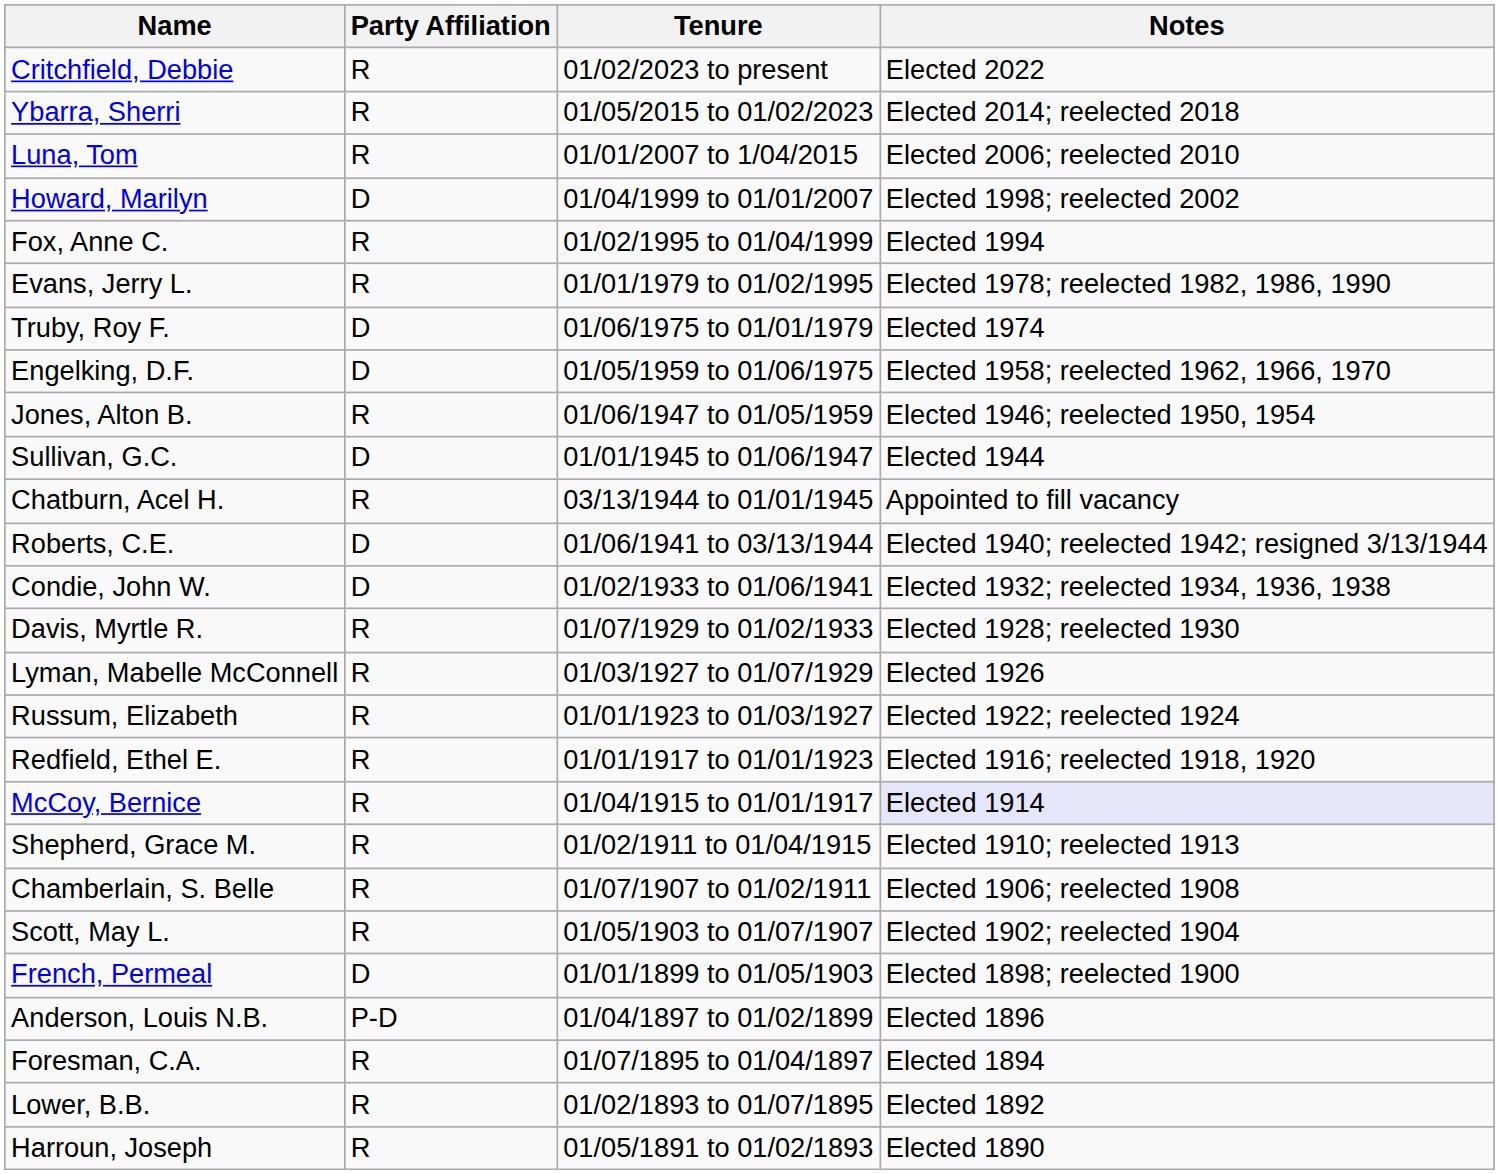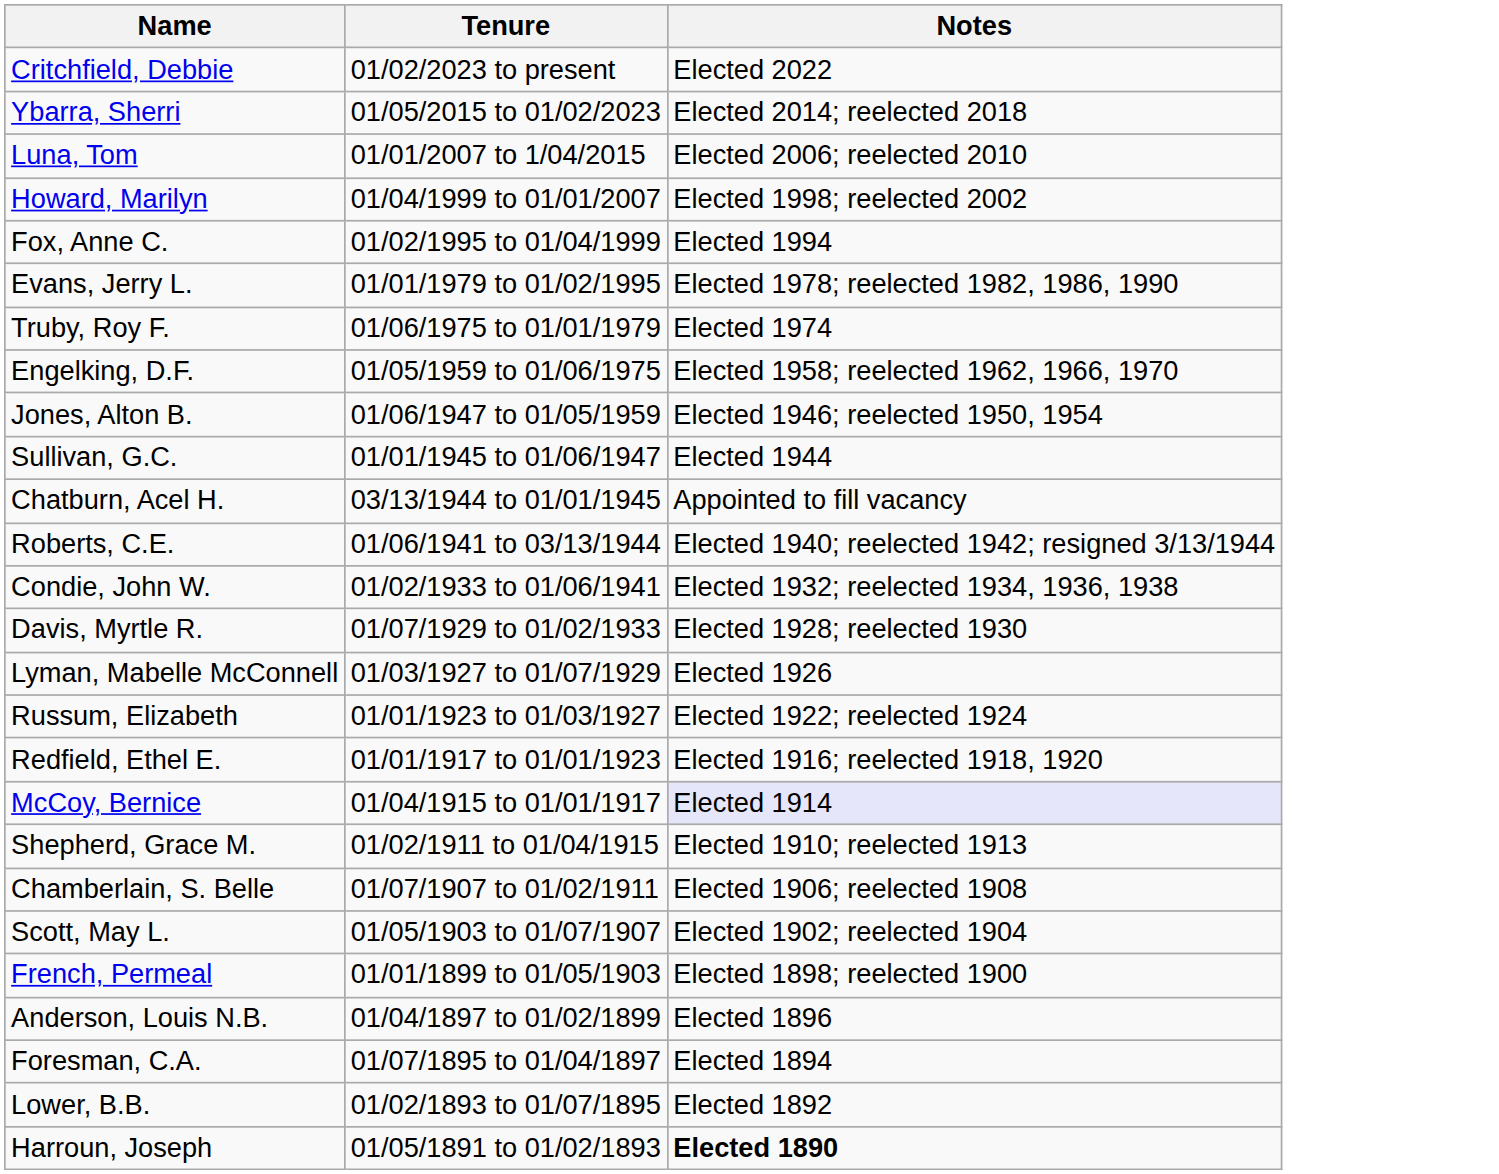- column: (451, 26)
(965, 1147) normal -> (756, 1147) bold
